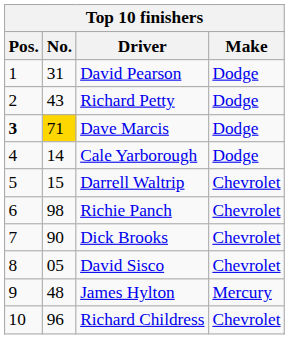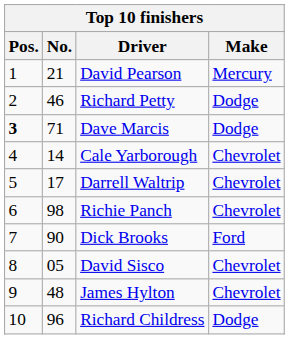(55, 73) 31 -> (55, 73) 21
(235, 73) Dodge -> (242, 73) Mercury
(55, 100) 43 -> (55, 100) 46
(55, 127) gold background -> (55, 127) no background
(235, 155) Dodge -> (246, 155) Chevrolet
(55, 182) 15 -> (55, 182) 17
(246, 237) Chevrolet -> (229, 237) Ford
(242, 292) Mercury -> (246, 292) Chevrolet
(246, 319) Chevrolet -> (235, 319) Dodge
